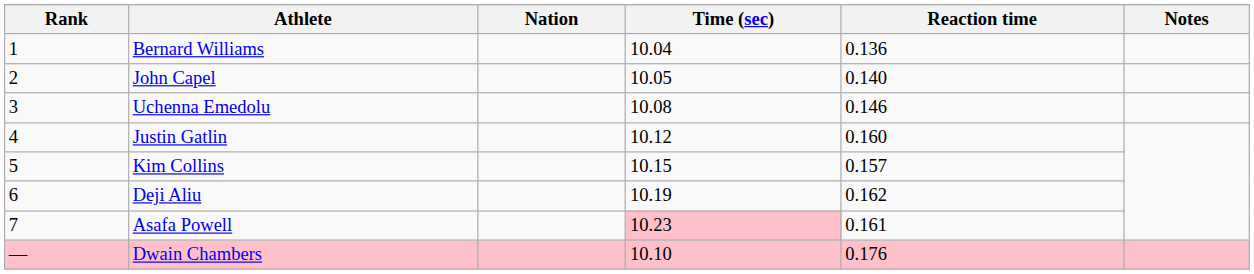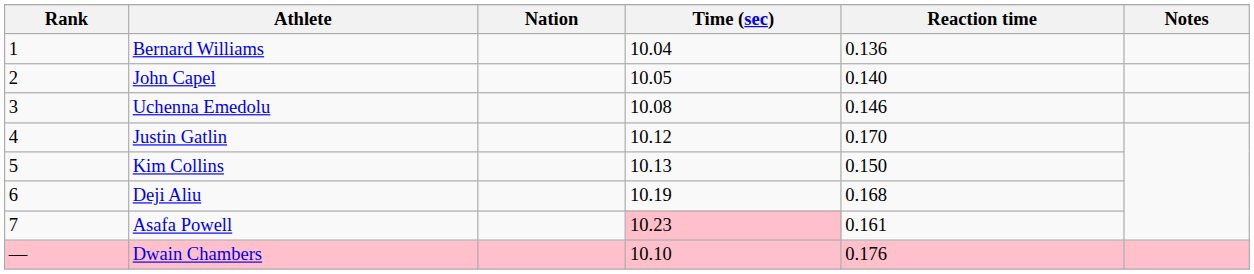(866, 136) 0.160 -> (866, 136) 0.170
(651, 166) 10.15 -> (651, 166) 10.13
(866, 166) 0.157 -> (866, 166) 0.150
(866, 195) 0.162 -> (866, 195) 0.168
